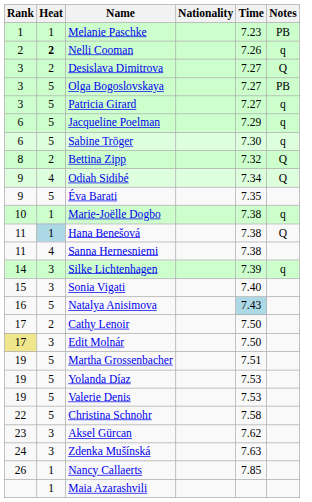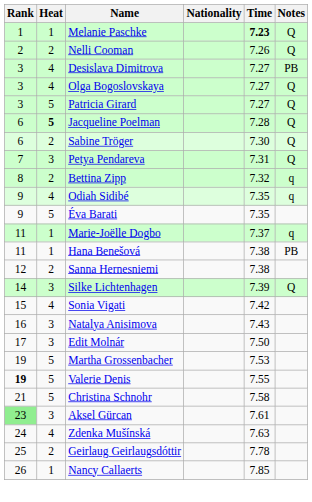(251, 31) normal -> (259, 31) bold
(283, 31) PB -> (291, 31) Q
(51, 50) bold -> (51, 50) normal
(283, 50) q -> (291, 50) Q
(51, 68) 2 -> (51, 68) 4
(283, 68) Q -> (291, 68) PB
(51, 86) 5 -> (51, 86) 4
(283, 86) PB -> (291, 86) Q
(283, 104) q -> (291, 104) Q
(51, 123) normal -> (51, 123) bold
(251, 123) 7.29 -> (259, 123) 7.28
(283, 123) q -> (291, 123) Q
(51, 141) 5 -> (51, 141) 2
(283, 141) q -> (291, 141) Q
+ row: (106, 159)
(283, 159) Q -> (291, 178) q
(251, 178) 7.34 -> (259, 196) 7.35
(283, 178) Q -> (291, 196) q
(20, 214) 10 -> (20, 232) 11
(251, 214) 7.38 -> (259, 232) 7.37
(51, 232) lightblue background -> (51, 251) no background
(283, 232) Q -> (291, 251) PB
(20, 251) 11 -> (20, 269) 12
(51, 251) 4 -> (51, 269) 2
(283, 269) q -> (291, 287) Q
(51, 287) 3 -> (51, 305) 4
(251, 287) 7.40 -> (259, 305) 7.42
(51, 305) 5 -> (51, 324) 3
(251, 305) lightblue background -> (259, 324) no background
- row: (99, 324)
(20, 342) khaki background -> (20, 342) no background
(251, 360) 7.51 -> (259, 360) 7.53
- row: (99, 379)
(20, 397) normal -> (20, 379) bold
(251, 397) 7.53 -> (259, 379) 7.55
(20, 415) 22 -> (20, 397) 21
(20, 433) no background -> (20, 415) lightgreen background
(251, 433) 7.62 -> (259, 415) 7.61
(51, 452) 3 -> (51, 433) 4
+ row: (125, 452)
- row: (108, 488)
